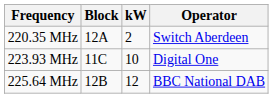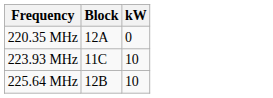- column: (209, 15)
(128, 37) 2 -> (128, 37) 0
(132, 81) 12 -> (132, 81) 10
